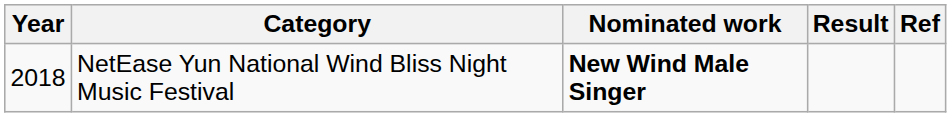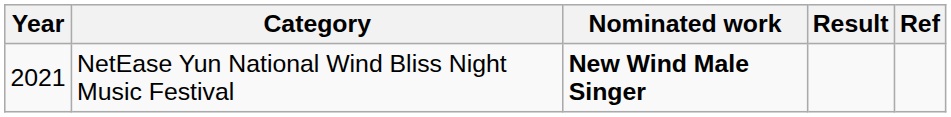(38, 77) 2018 -> (38, 77) 2021
